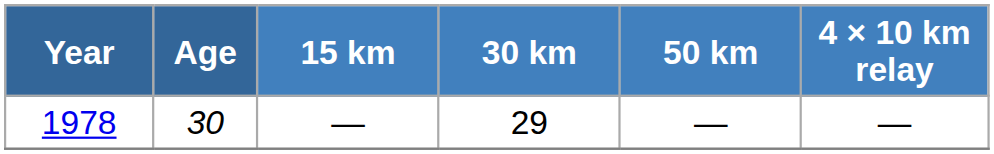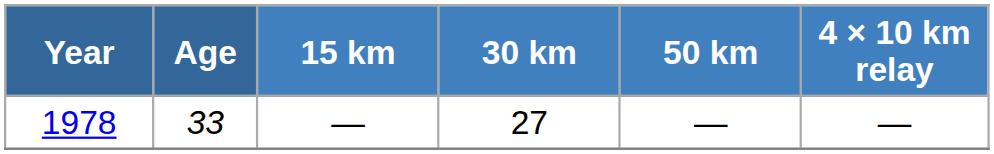(205, 123) 30 -> (205, 123) 33
(529, 123) 29 -> (529, 123) 27
